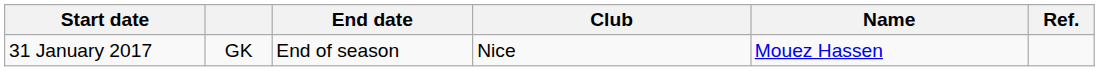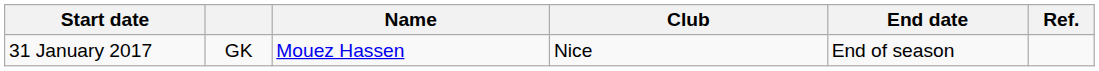columns swapped: (889, 19) <-> (372, 19)
